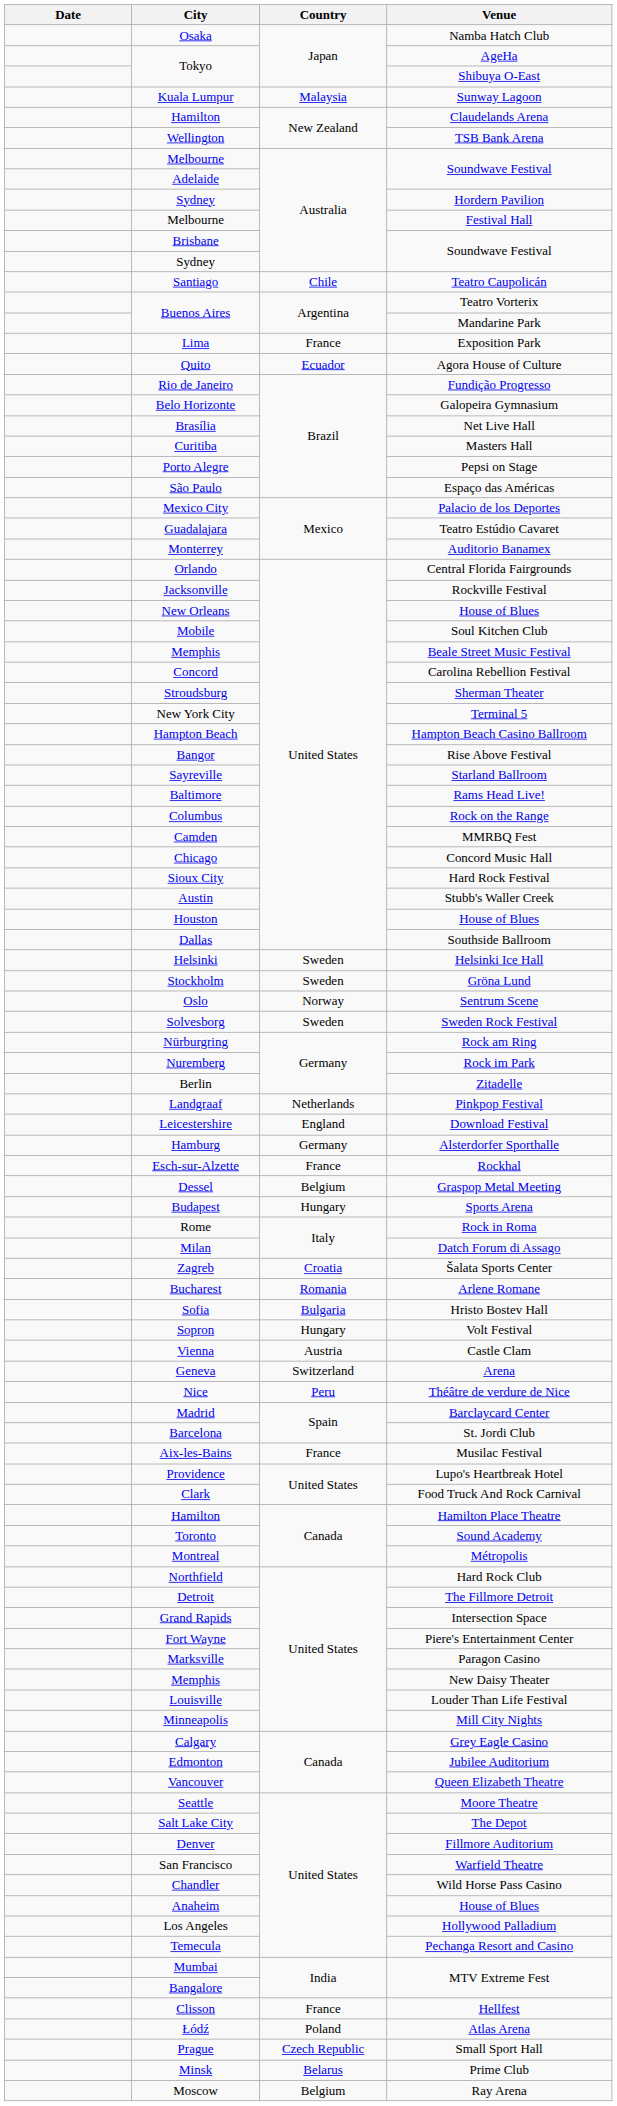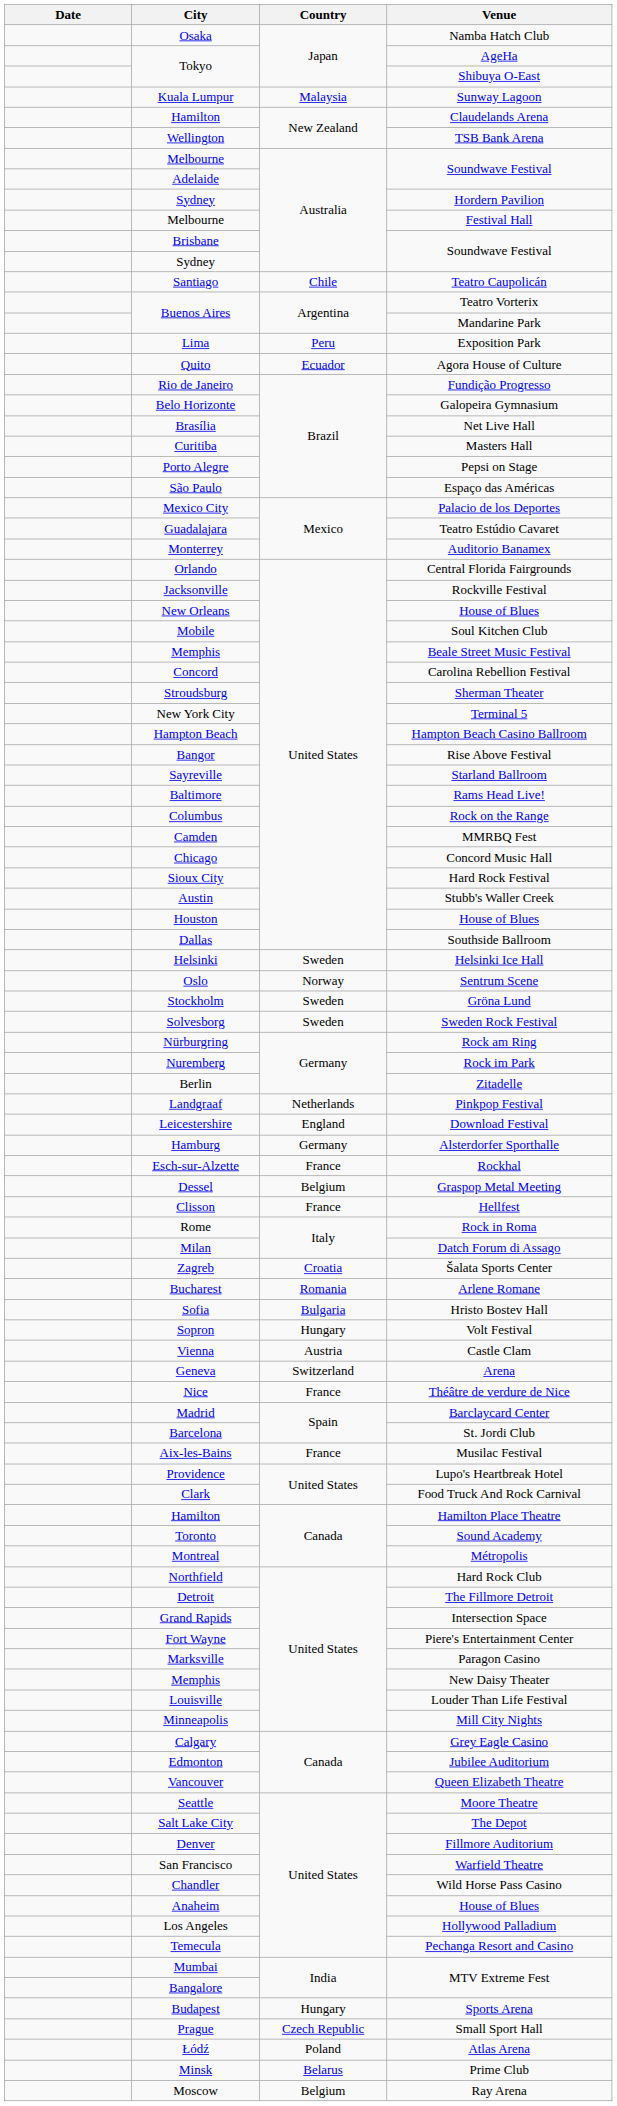(323, 343) France -> (323, 343) Peru
rows swapped: (196, 980) <-> (196, 1001)
rows swapped: (196, 2008) <-> (196, 1206)
(323, 1391) Peru -> (323, 1391) France
rows swapped: (196, 2049) <-> (196, 2029)
